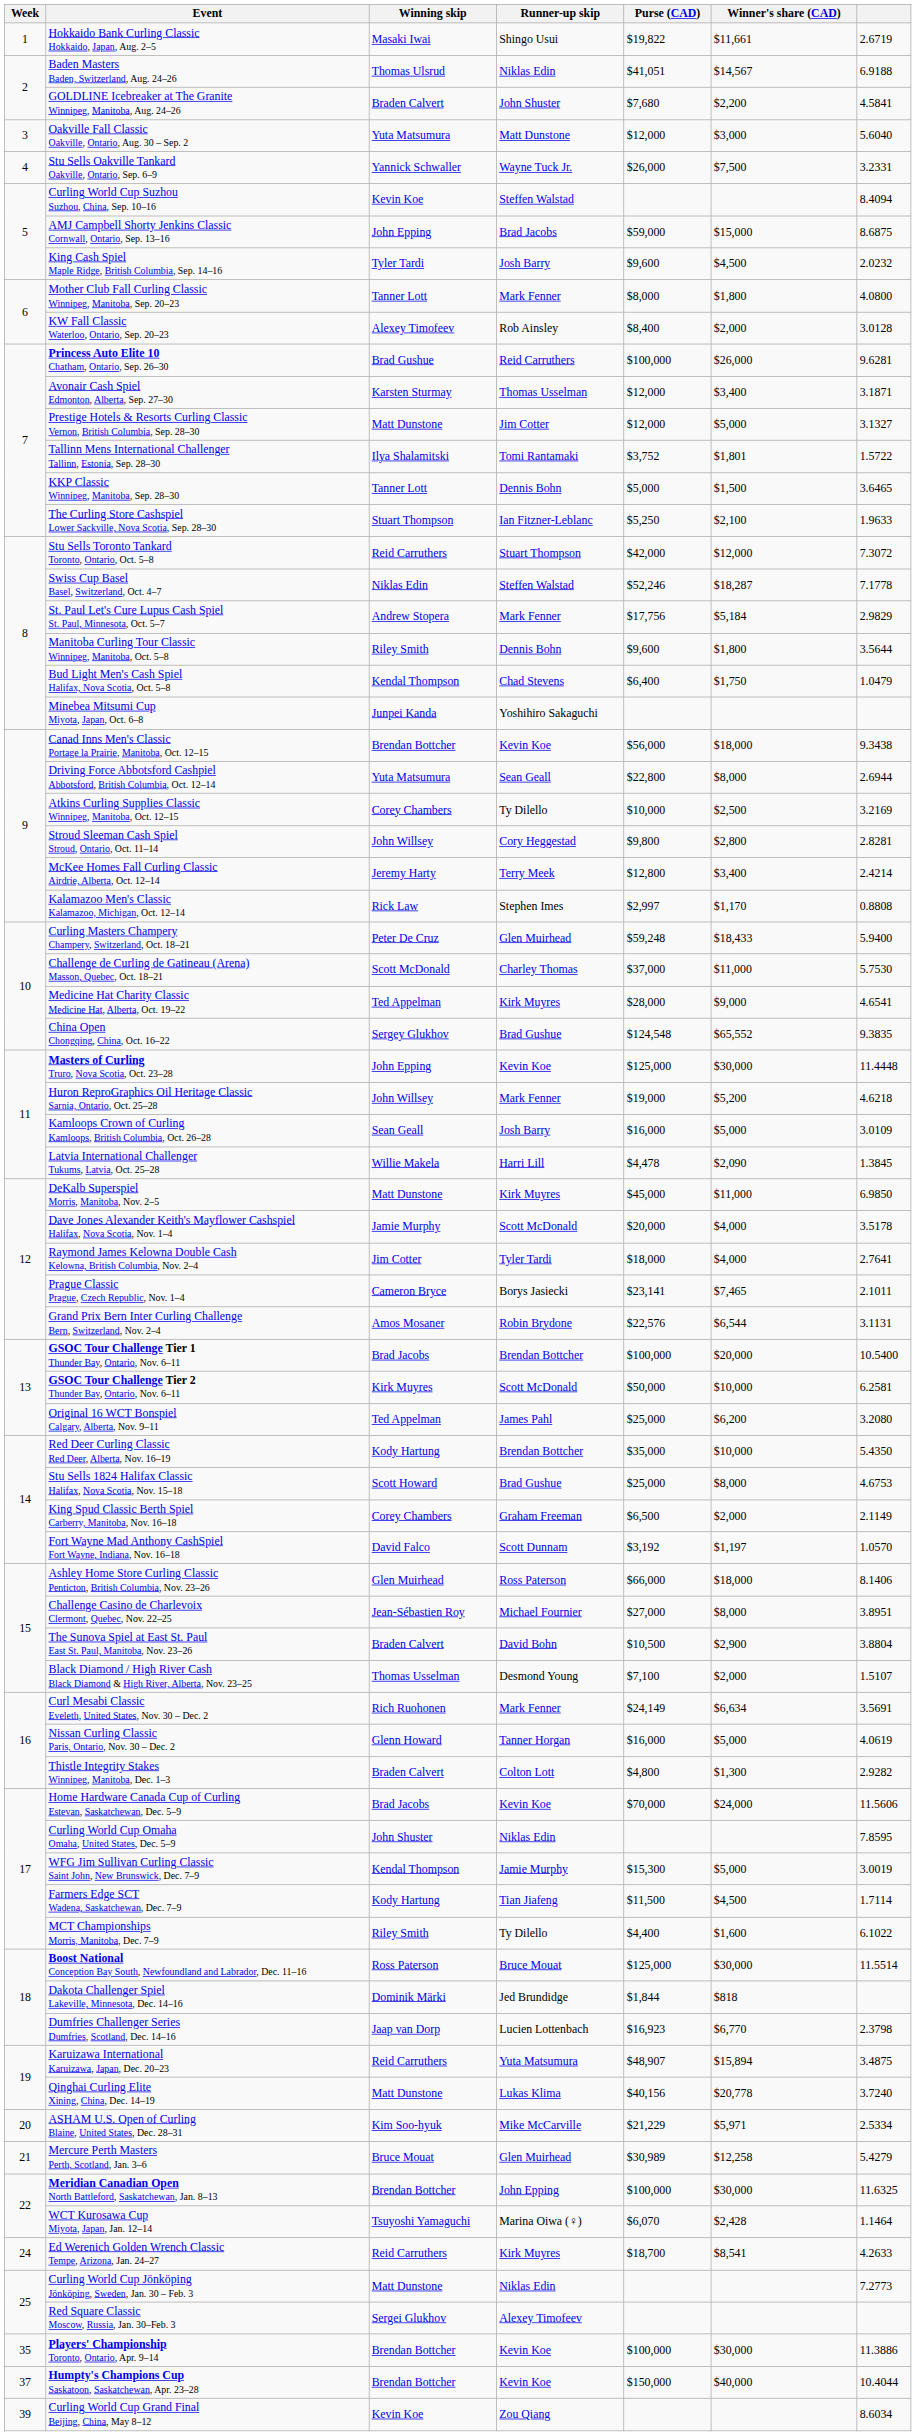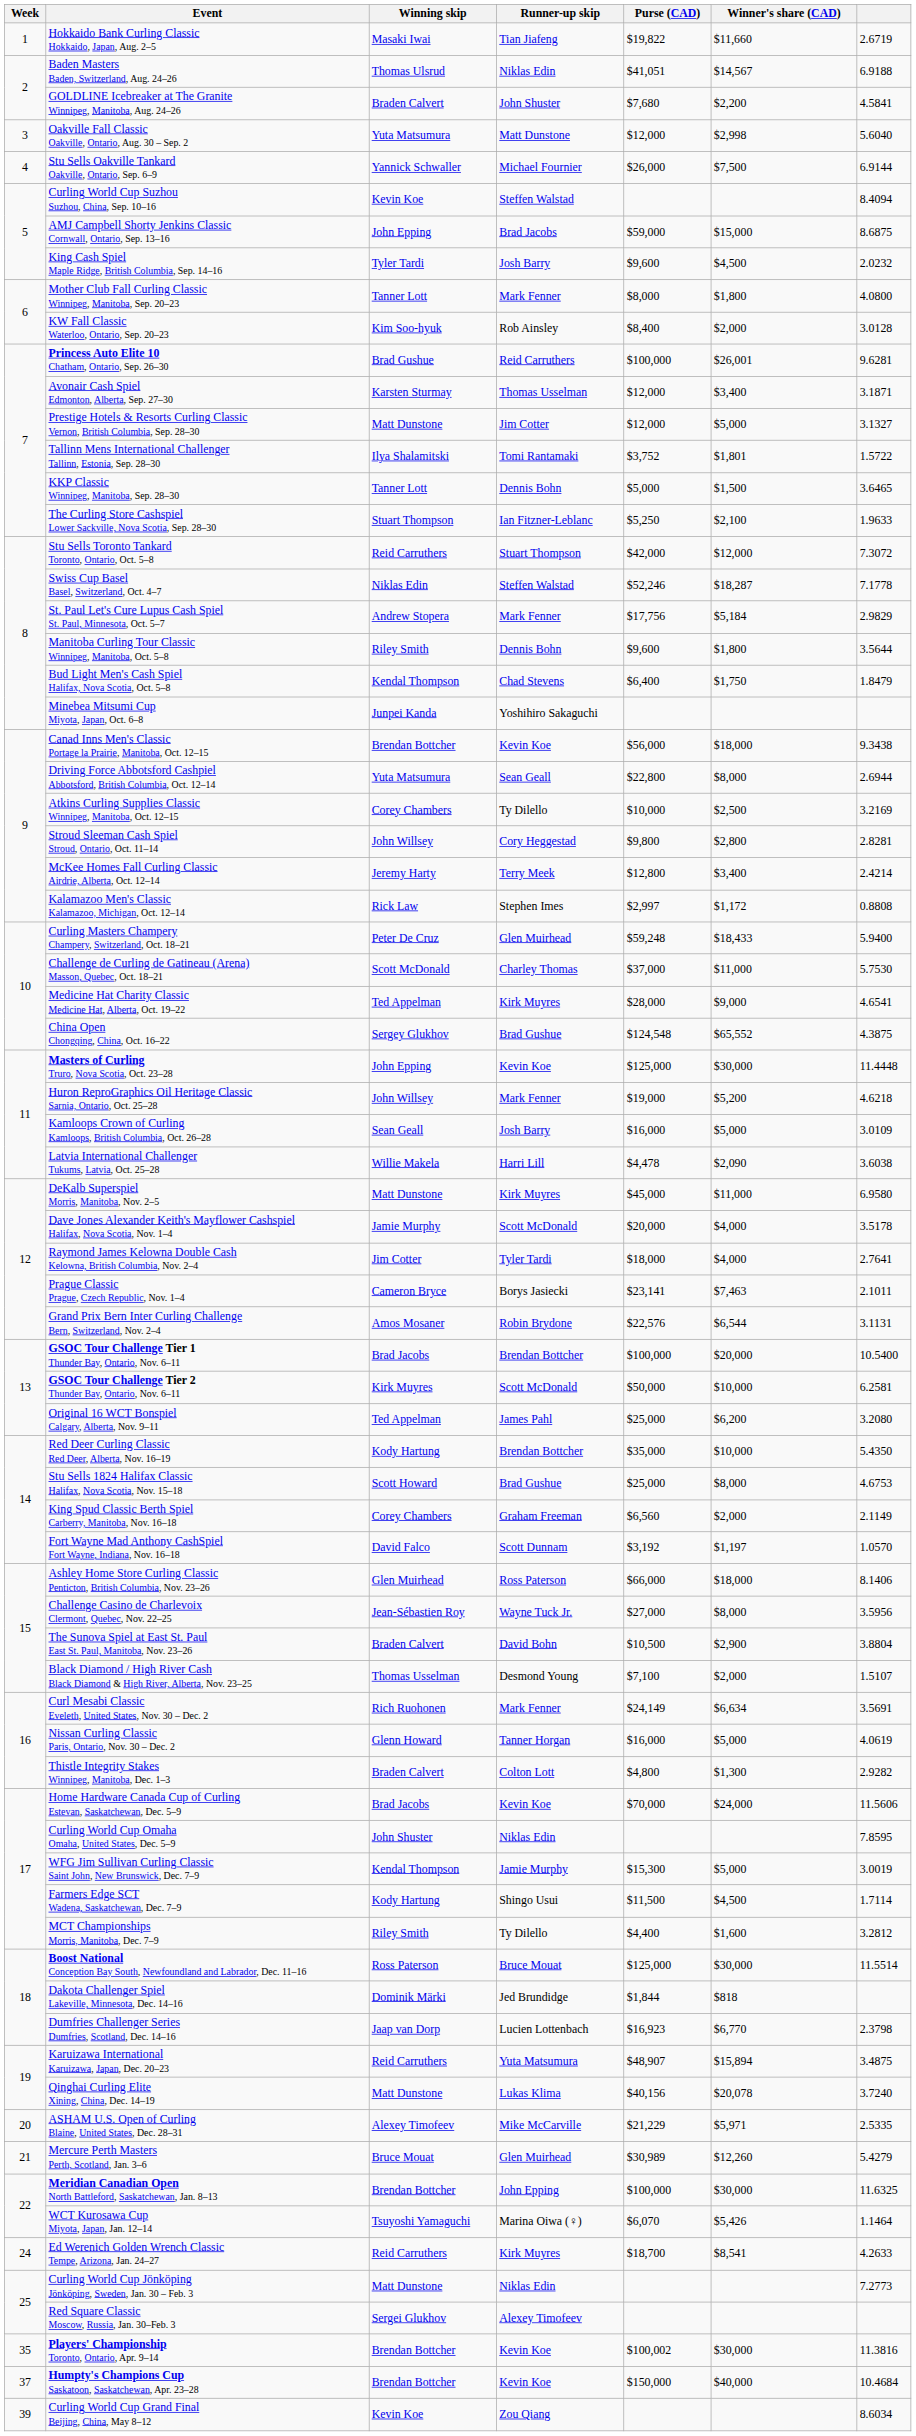(529, 39) Shingo Usui -> (528, 39) Tian Jiafeng
(733, 39) $11,661 -> (733, 39) $11,660
(730, 135) $3,000 -> (730, 135) $2,998
(536, 167) Wayne Tuck Jr. -> (541, 167) Michael Fournier
(876, 167) 3.2331 -> (876, 167) 6.9144
(413, 328) Alexey Timofeev -> (407, 328) Kim Soo-hyuk
(733, 360) $26,000 -> (733, 360) $26,001
(876, 681) 1.0479 -> (876, 681) 1.8479
(730, 905) $1,170 -> (730, 905) $1,172
(876, 1034) 9.3835 -> (876, 1034) 4.3875
(876, 1162) 1.3845 -> (876, 1162) 3.6038
(876, 1194) 6.9850 -> (876, 1194) 6.9580
(730, 1291) $7,465 -> (730, 1291) $7,463
(643, 1515) $6,500 -> (643, 1515) $6,560
(541, 1612) Michael Fournier -> (536, 1612) Wayne Tuck Jr.
(876, 1612) 3.8951 -> (876, 1612) 3.5956
(528, 1900) Tian Jiafeng -> (529, 1900) Shingo Usui
(876, 1933) 6.1022 -> (876, 1933) 3.2812
(733, 2093) $20,778 -> (733, 2093) $20,078
(407, 2125) Kim Soo-hyuk -> (413, 2125) Alexey Timofeev
(876, 2125) 2.5334 -> (876, 2125) 2.5335
(733, 2157) $12,258 -> (733, 2157) $12,260
(730, 2221) $2,428 -> (730, 2221) $5,426
(649, 2350) $100,000 -> (649, 2350) $100,002
(879, 2350) 11.3886 -> (879, 2350) 11.3816
(879, 2382) 10.4044 -> (879, 2382) 10.4684
